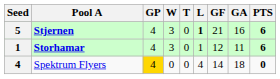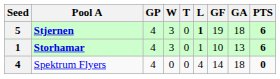(218, 30) 21 -> (218, 30) 19
(239, 30) 16 -> (239, 30) 18
(218, 47) 12 -> (218, 47) 10
(239, 47) 11 -> (239, 47) 13
(153, 64) gold background -> (153, 64) no background
